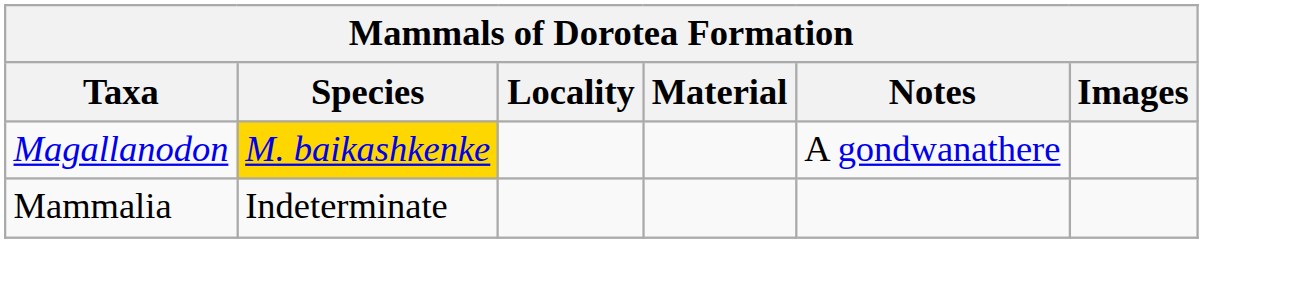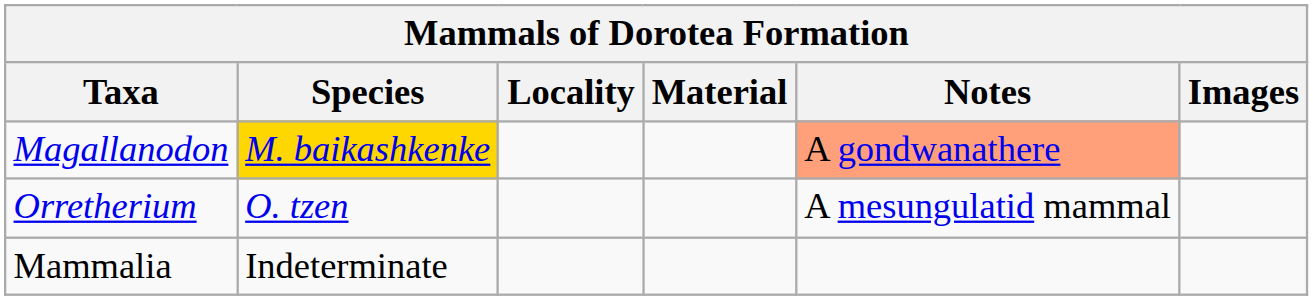(932, 149) no background -> (932, 149) lightsalmon background
+ row: (105, 206)
